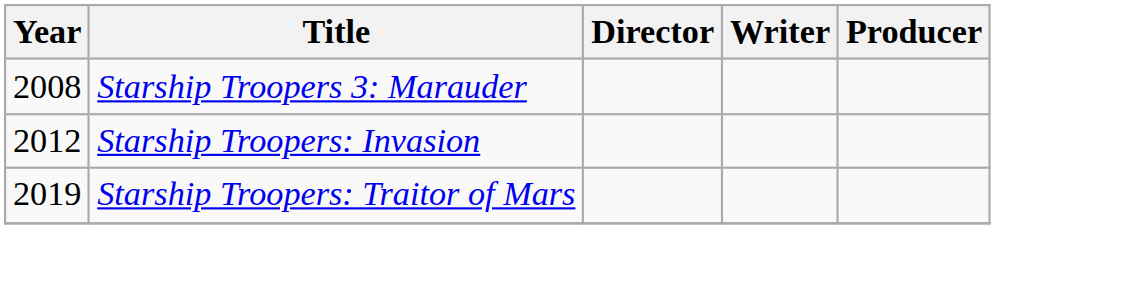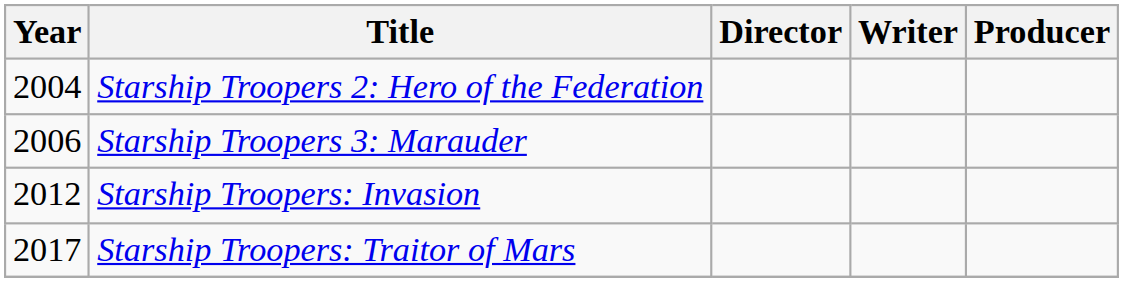+ row: (400, 85)
(47, 85) 2008 -> (47, 140) 2006
(47, 194) 2019 -> (47, 248) 2017
